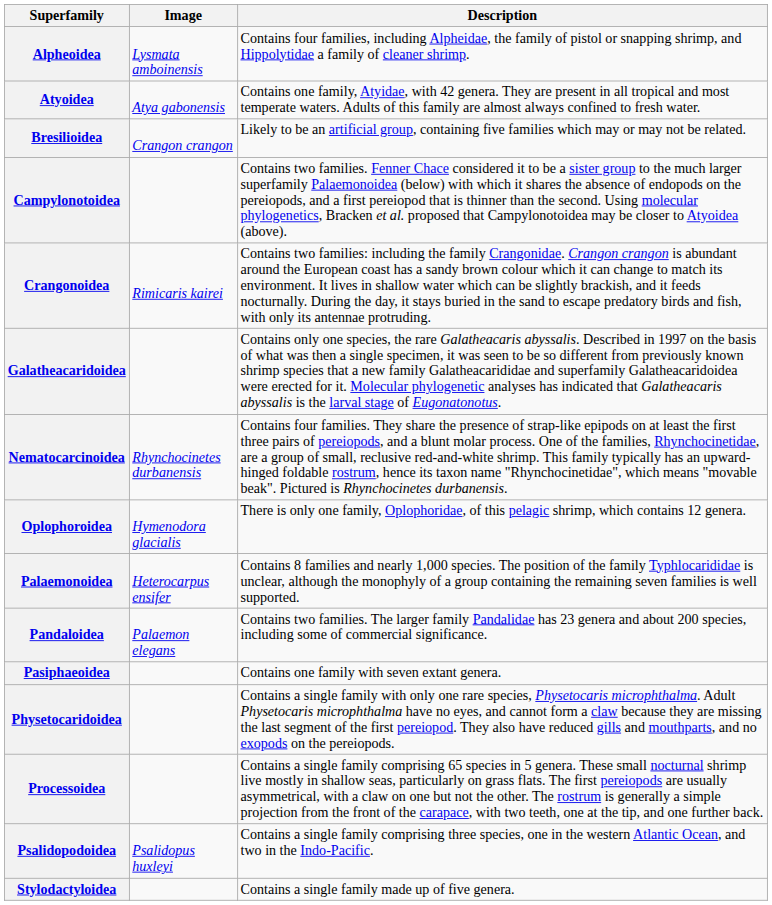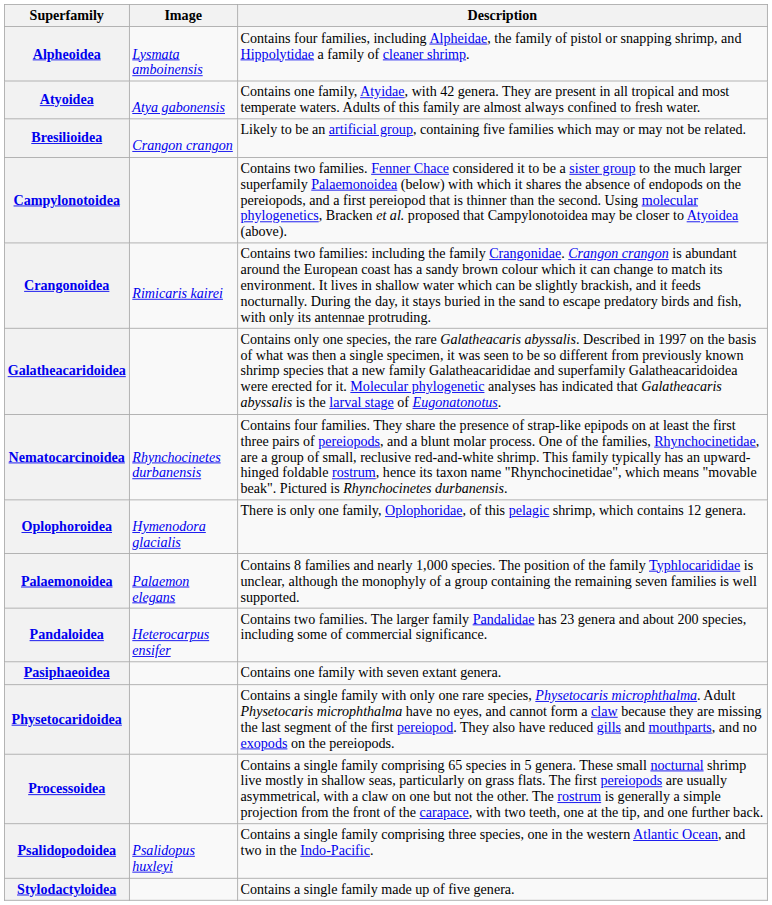(171, 588) Heterocarpus ensifer -> (161, 588) Palaemon elegans
(161, 642) Palaemon elegans -> (171, 642) Heterocarpus ensifer
